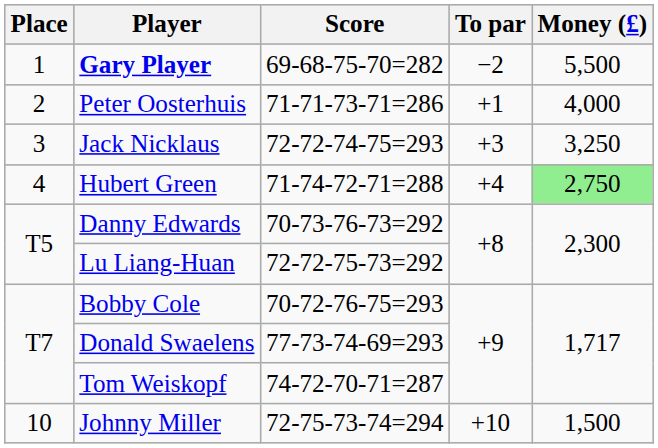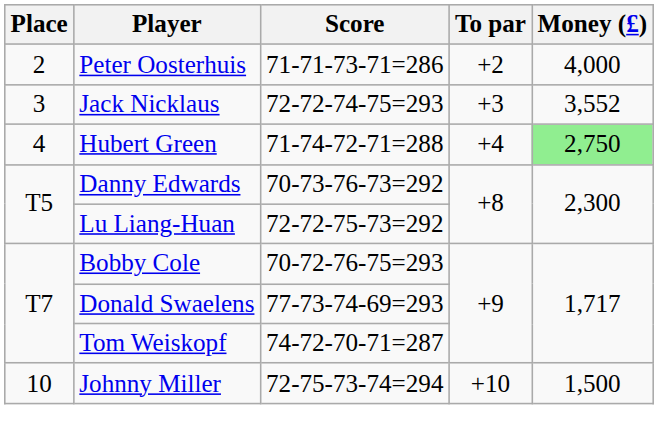- row: (145, 64)
(491, 104) +1 -> (491, 64) +2
(592, 143) 3,250 -> (592, 104) 3,552
